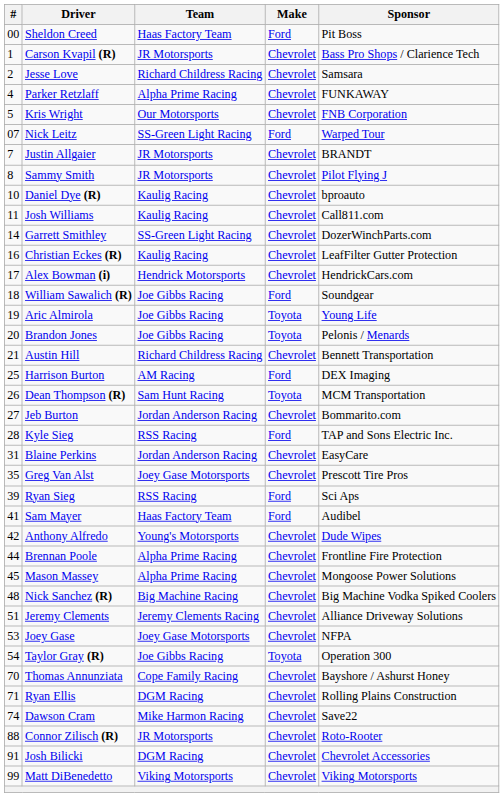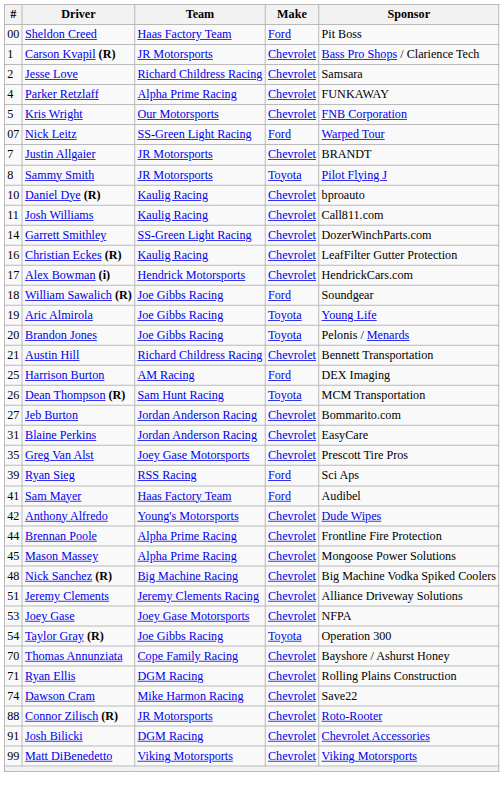(292, 175) Chevrolet -> (285, 175) Toyota
- row: (49, 435)
